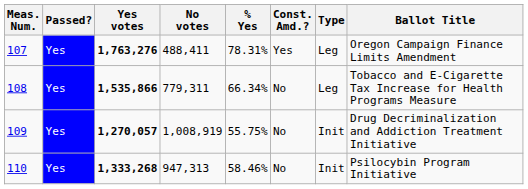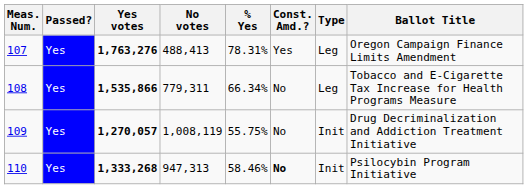(186, 51) 488,411 -> (186, 51) 488,413
(193, 131) 1,008,919 -> (193, 131) 1,008,119
(280, 168) normal -> (280, 168) bold
